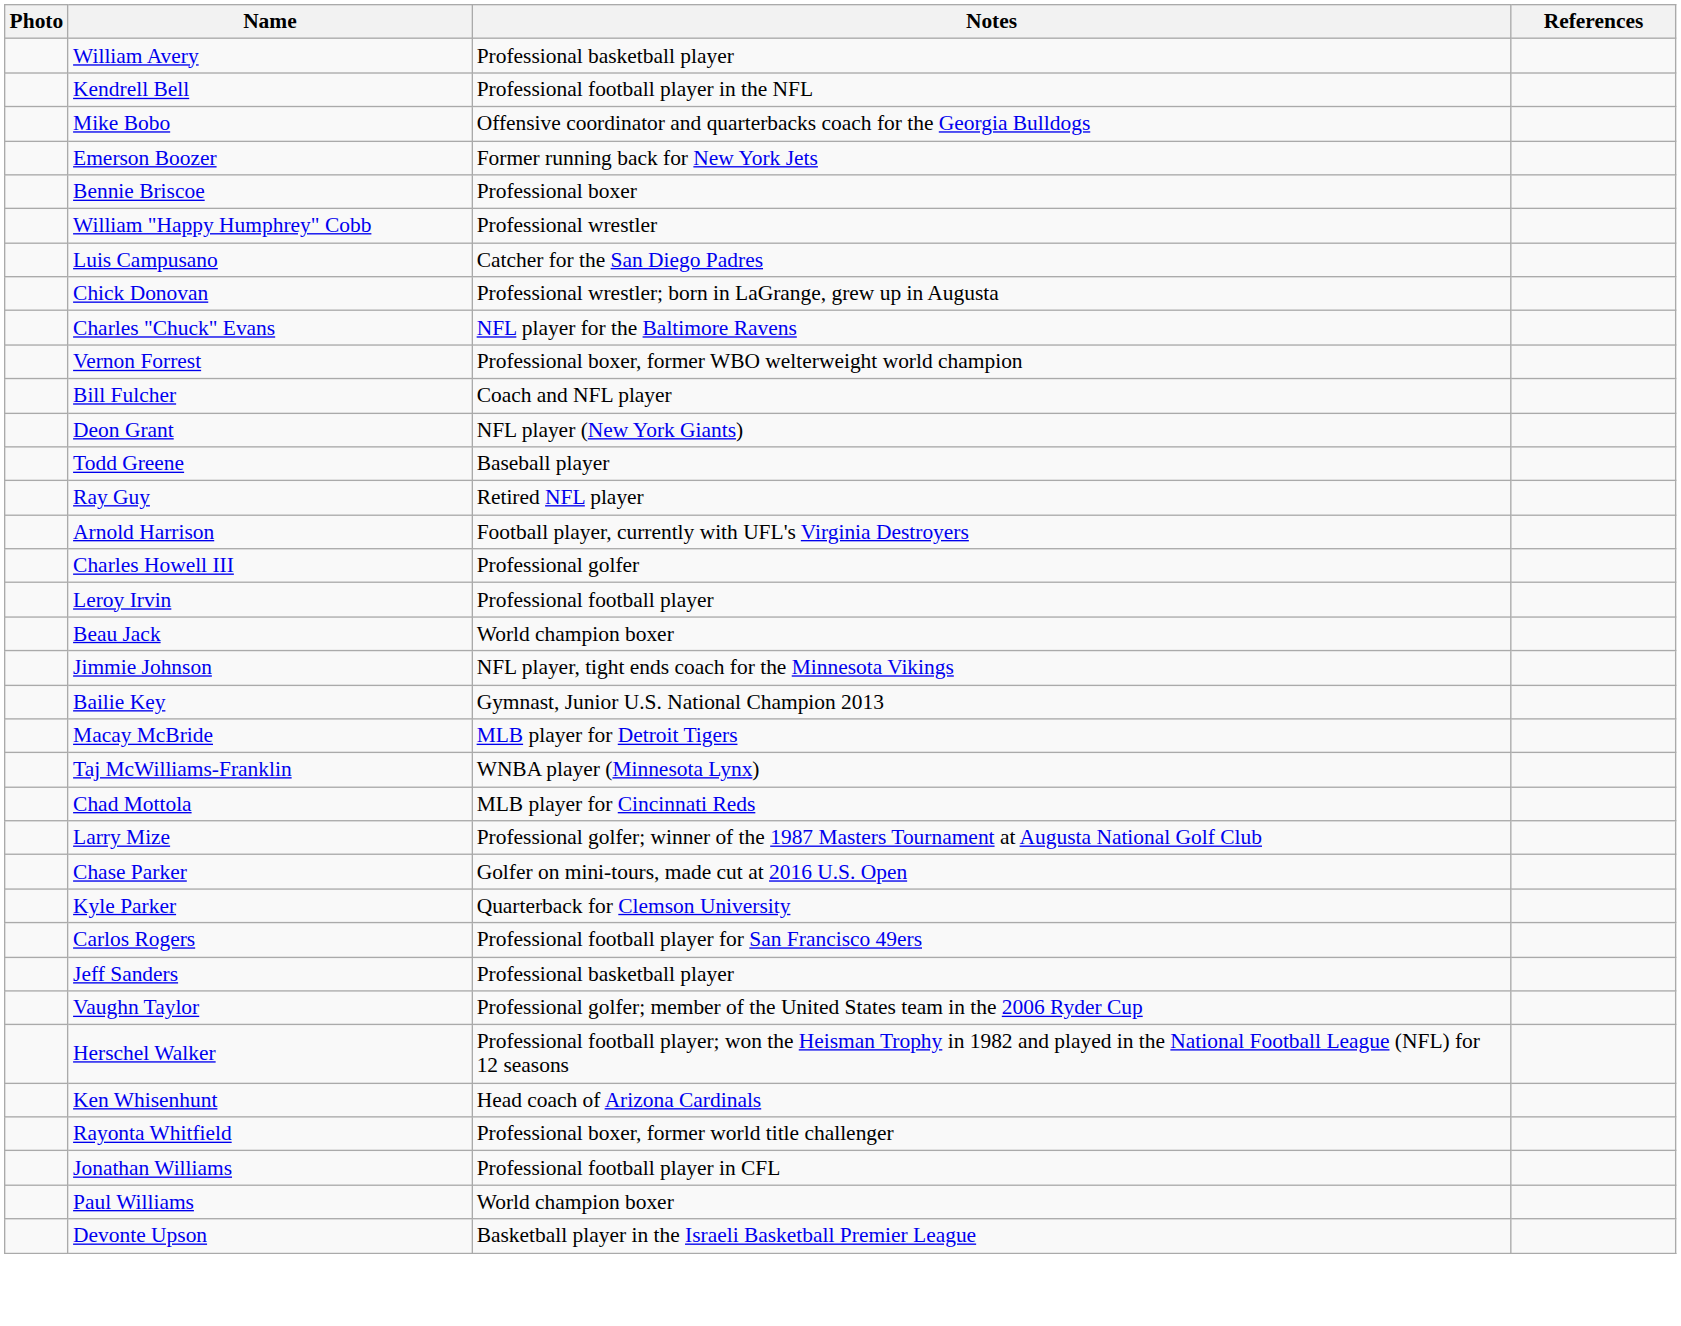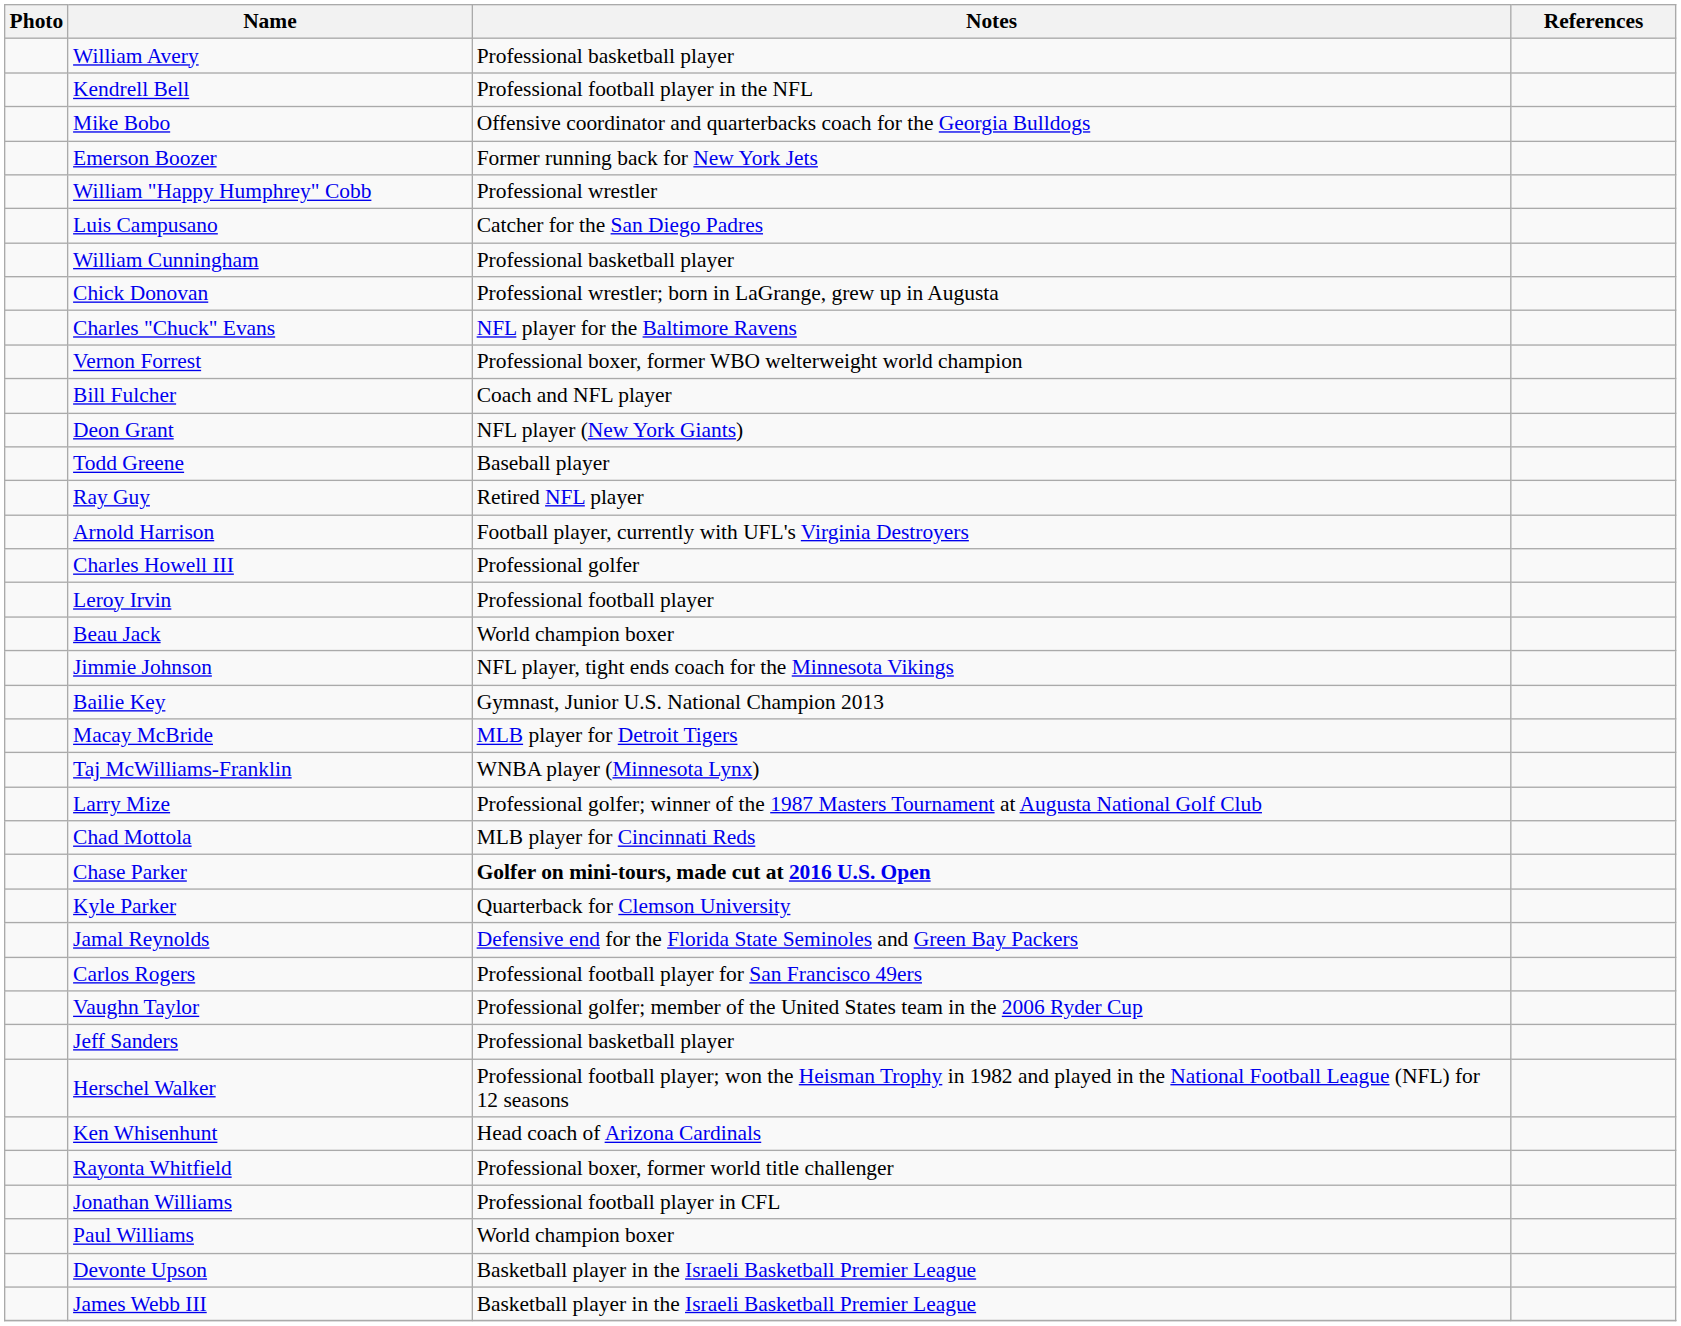- row: (139, 191)
+ row: (166, 259)
rows swapped: (122, 837) <-> (132, 803)
(692, 871) normal -> (704, 871) bold
+ row: (141, 939)
rows swapped: (126, 973) <-> (136, 1007)
+ row: (140, 1303)
